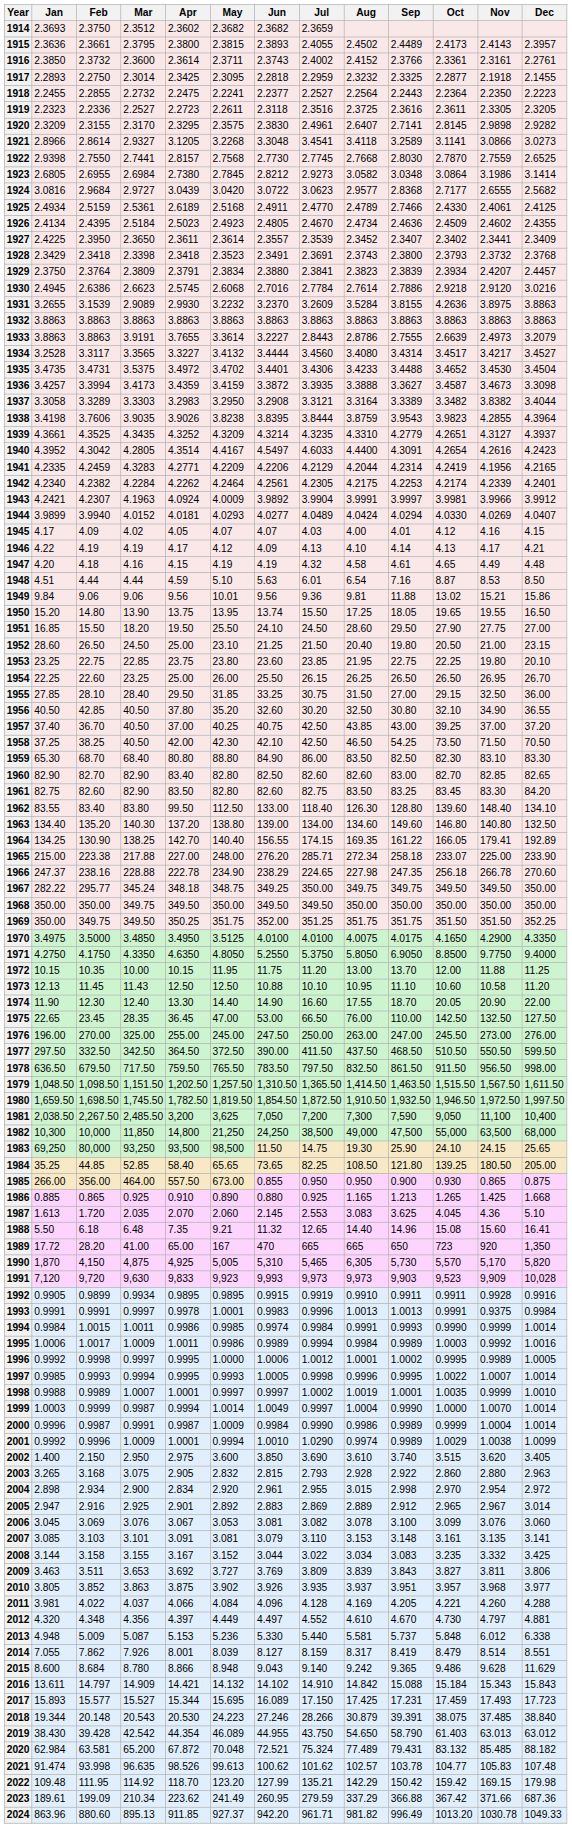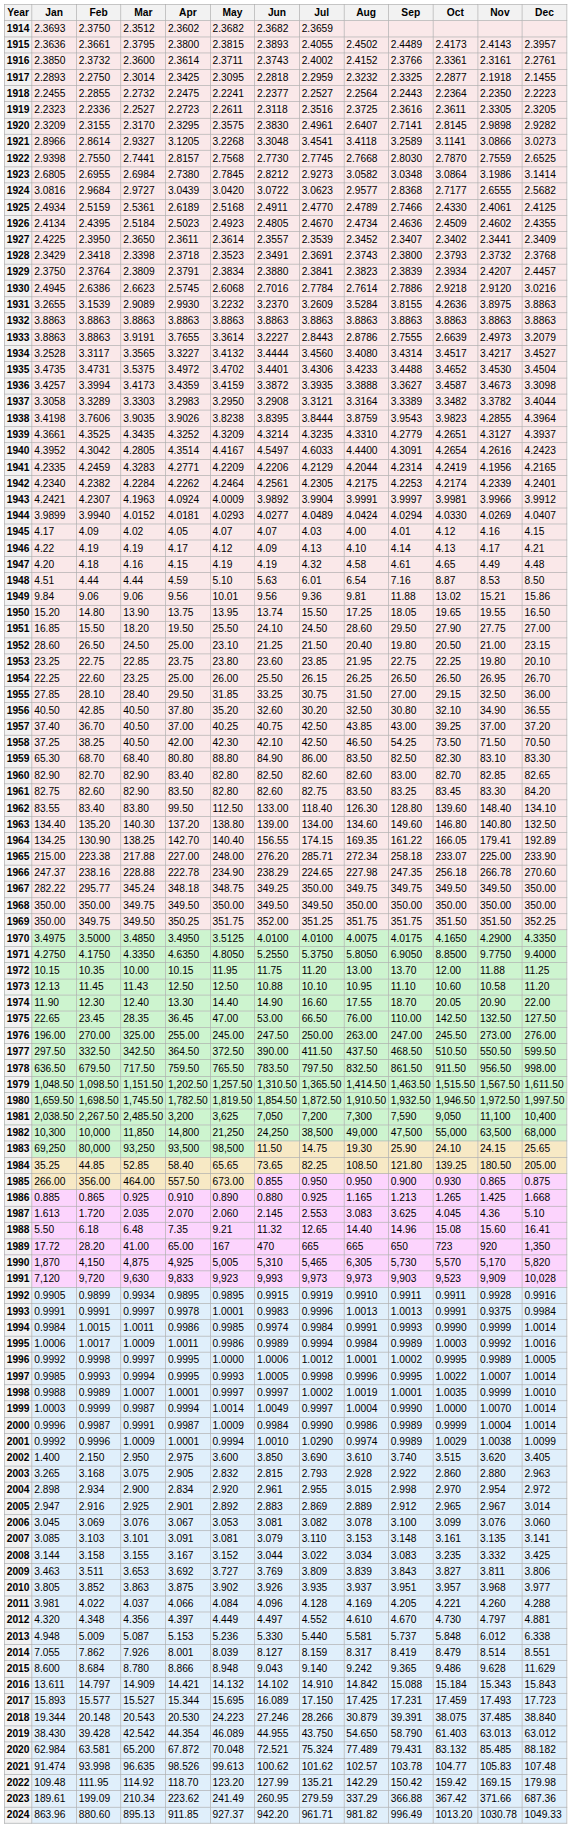(184, 256) 2.3418 -> (184, 256) 2.3718
(496, 402) 3.8382 -> (496, 402) 3.3782
